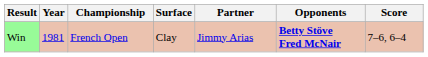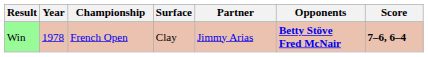(53, 36) 1981 -> (53, 36) 1978
(387, 36) normal -> (387, 36) bold
